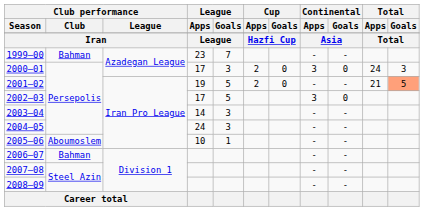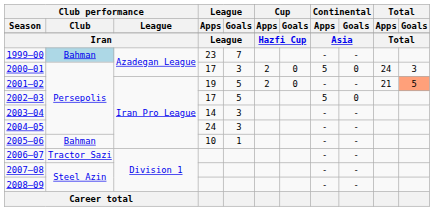(75, 55) no background -> (80, 55) lightblue background
(314, 69) 3 -> (325, 69) 5
(314, 98) 3 -> (325, 98) 5
(75, 141) Aboumoslem -> (80, 141) Bahman
(75, 156) Bahman -> (80, 156) Tractor Sazi
